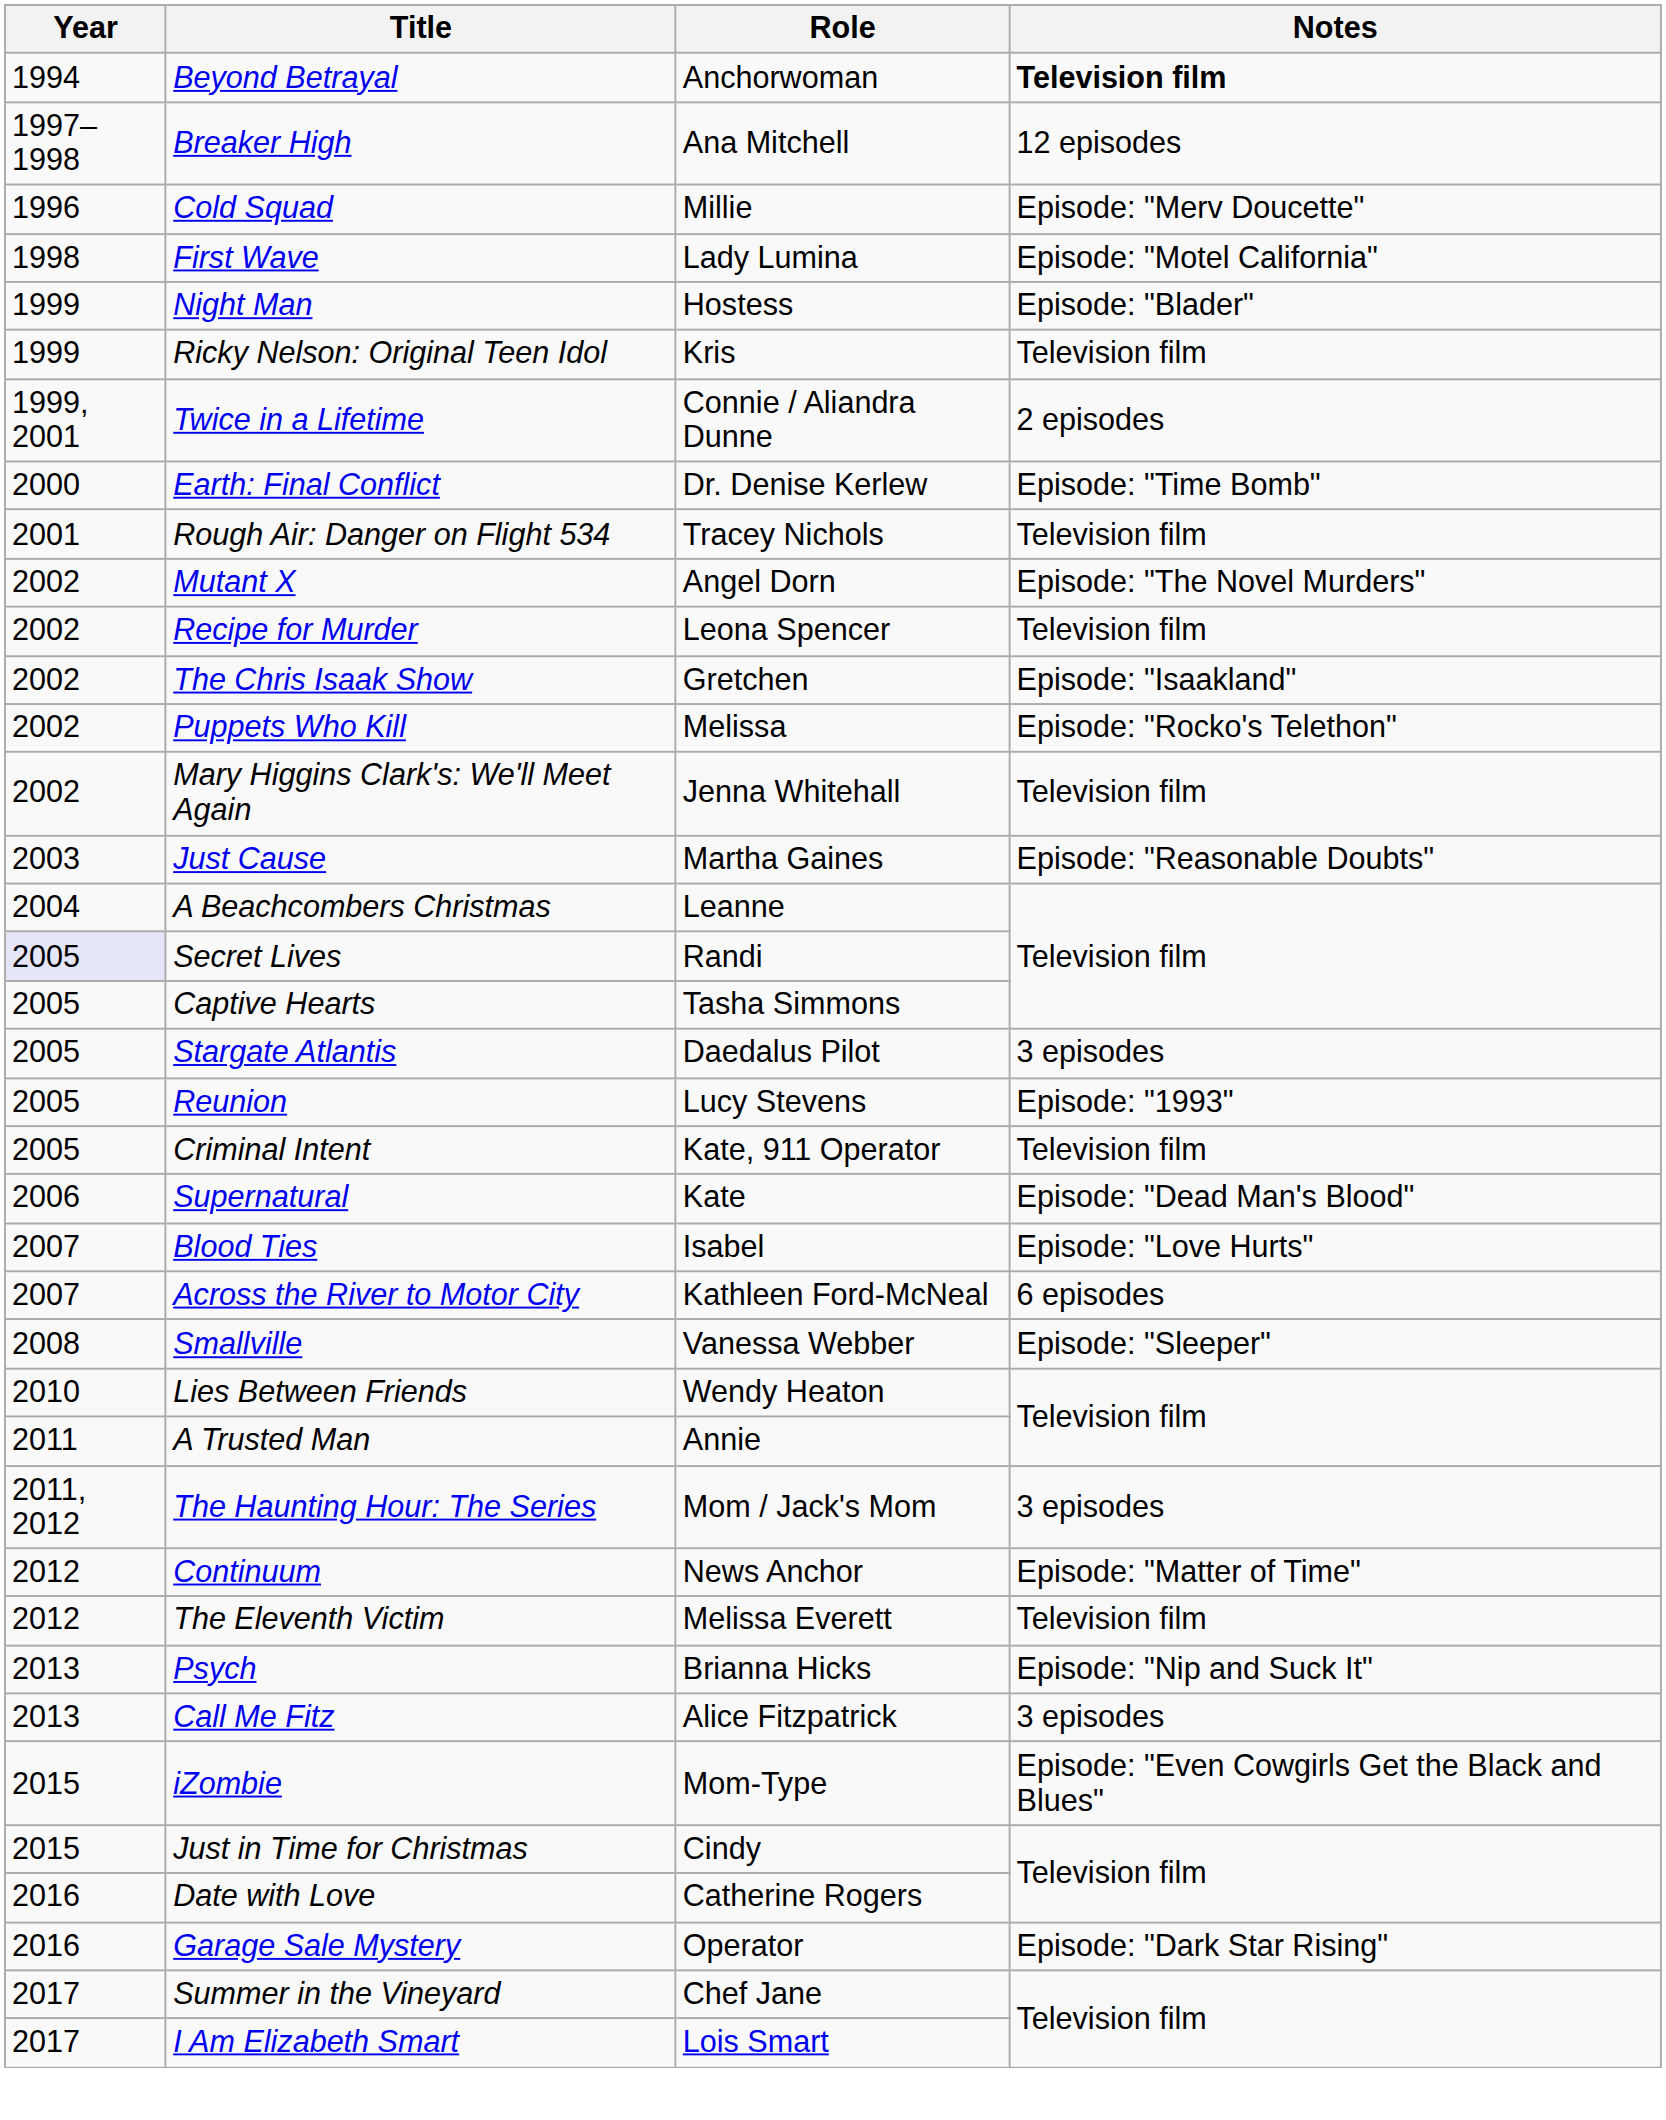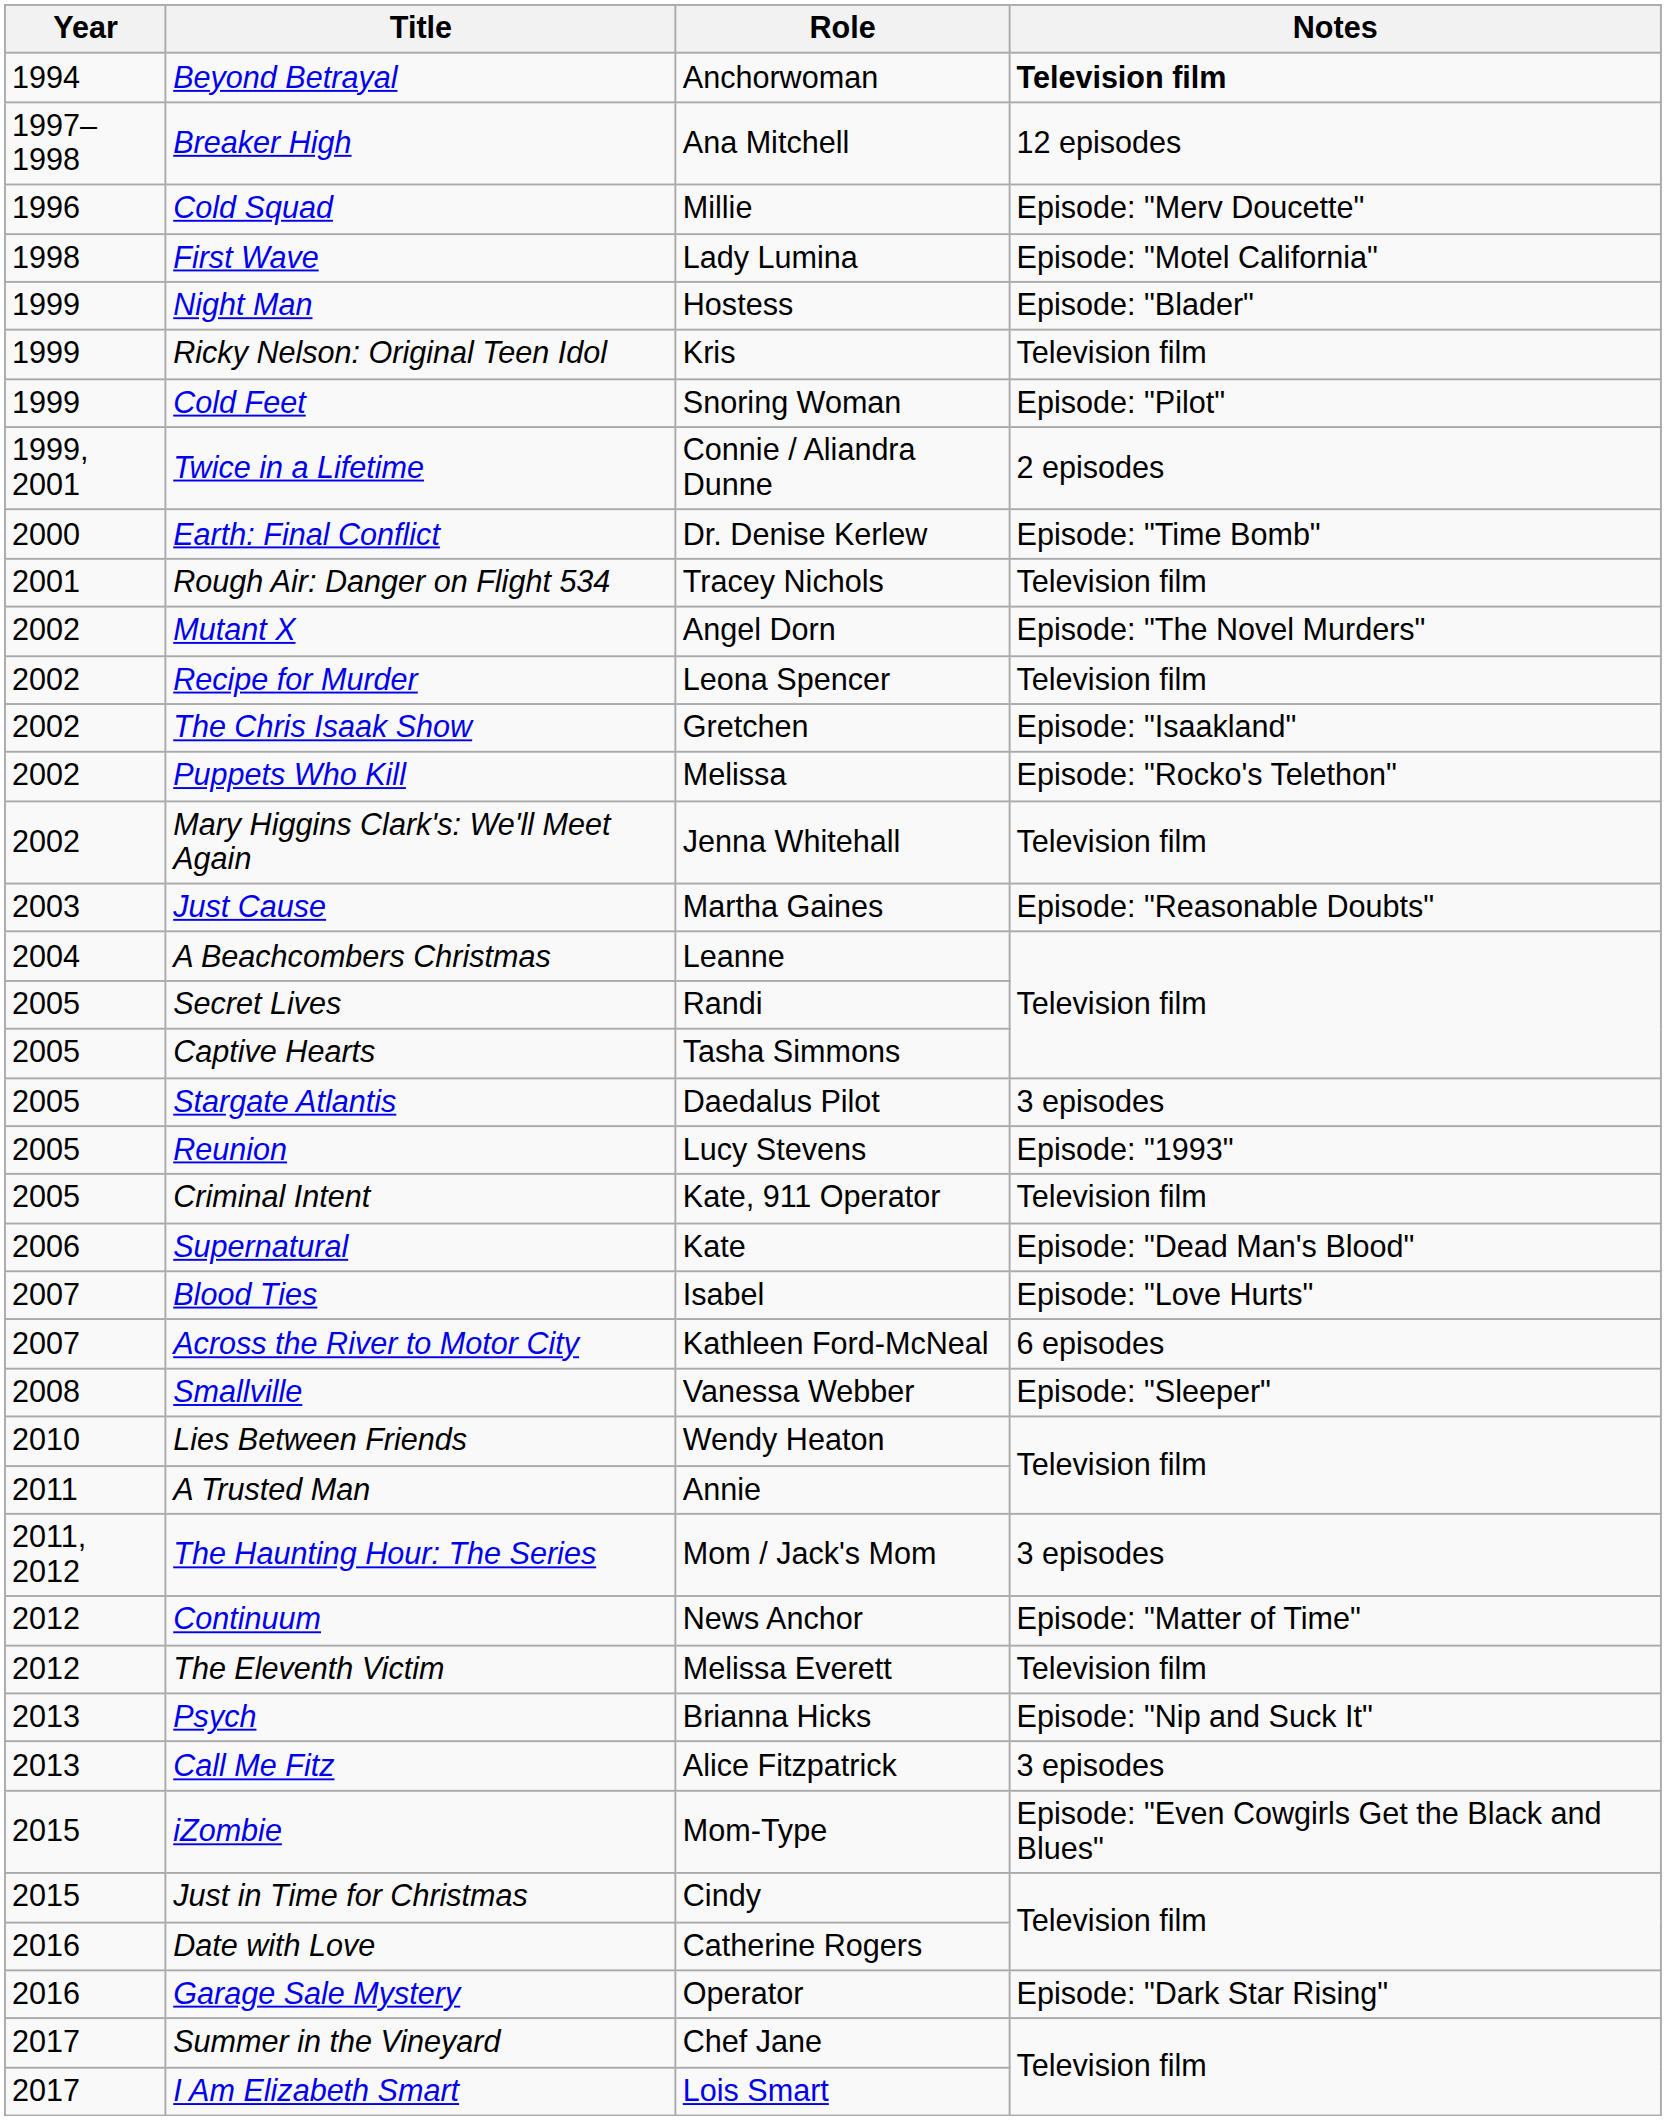+ row: (239, 402)
(46, 955) lavender background -> (46, 1004) no background
